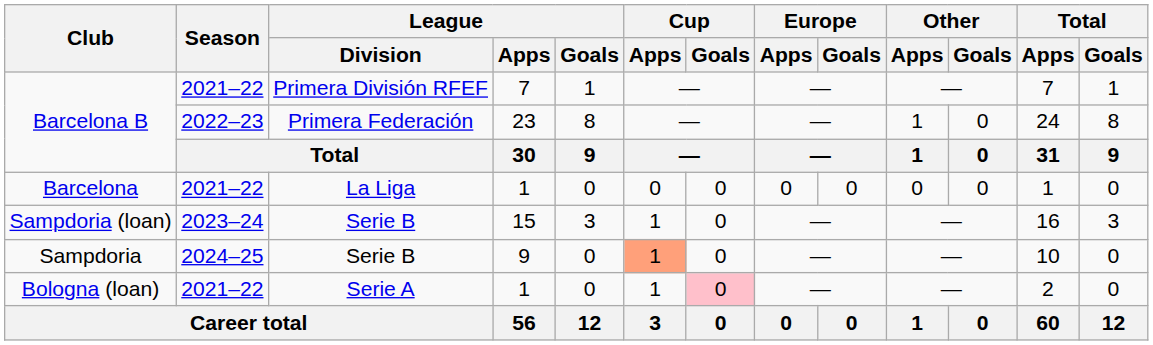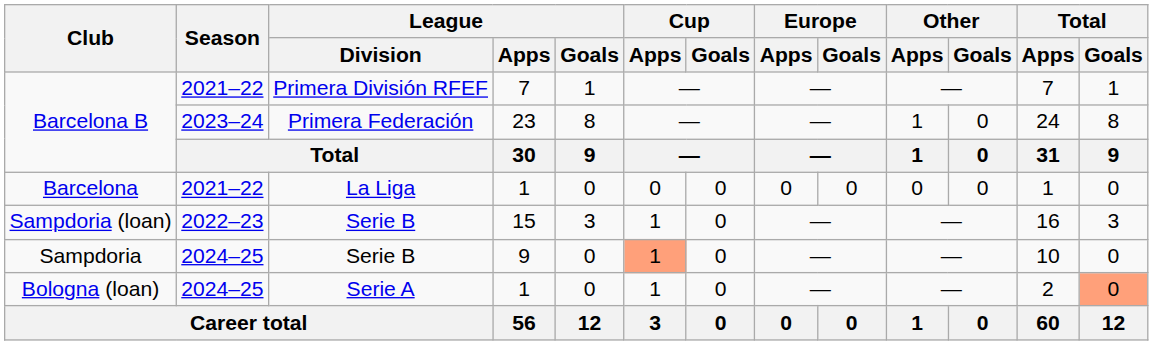(222, 121) 2022–23 -> (222, 121) 2023–24
(222, 222) 2023–24 -> (222, 222) 2022–23
(222, 289) 2021–22 -> (222, 289) 2024–25
(721, 289) pink background -> (721, 289) no background
(1113, 289) no background -> (1113, 289) lightsalmon background
